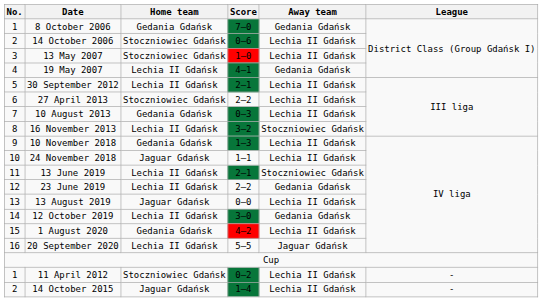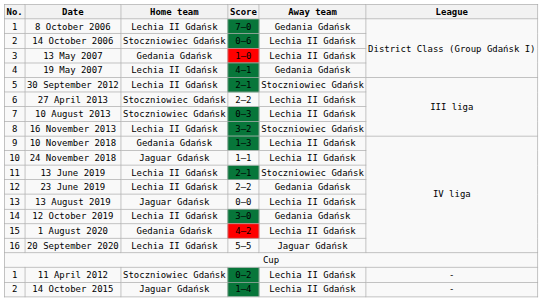(174, 26) Gedania Gdańsk -> (174, 26) Lechia II Gdańsk
(174, 56) Stoczniowiec Gdańsk -> (174, 56) Gedania Gdańsk
(313, 85) Lechia II Gdańsk -> (313, 85) Stoczniowiec Gdańsk
(174, 114) Gedania Gdańsk -> (174, 114) Stoczniowiec Gdańsk
